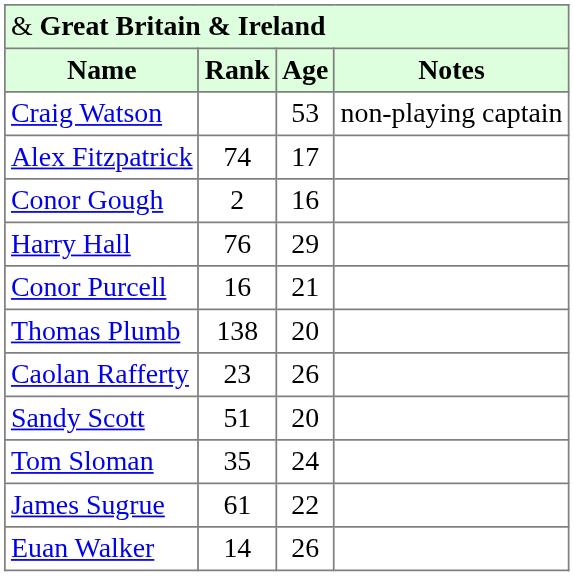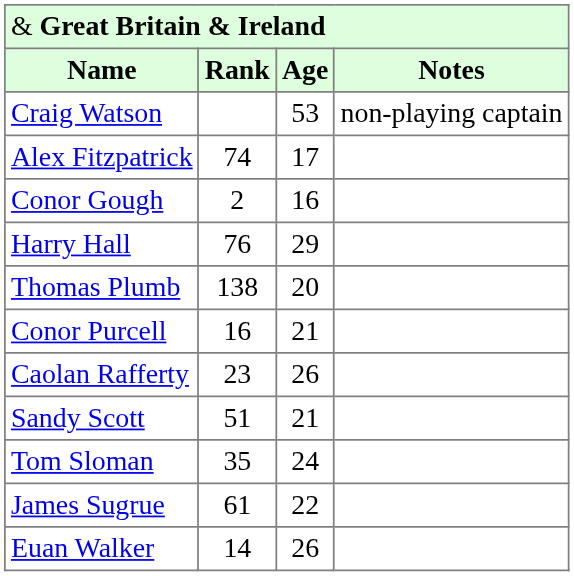rows swapped: (96, 330) <-> (89, 287)
(305, 417) 20 -> (305, 417) 21
